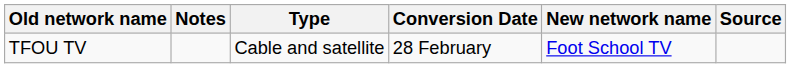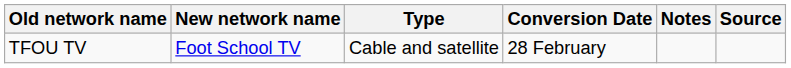columns swapped: (629, 18) <-> (201, 18)
